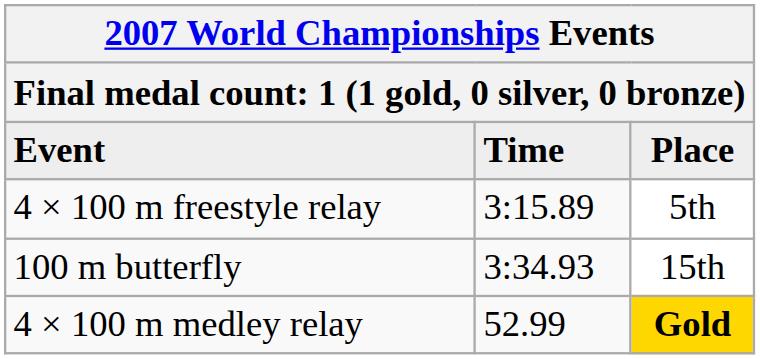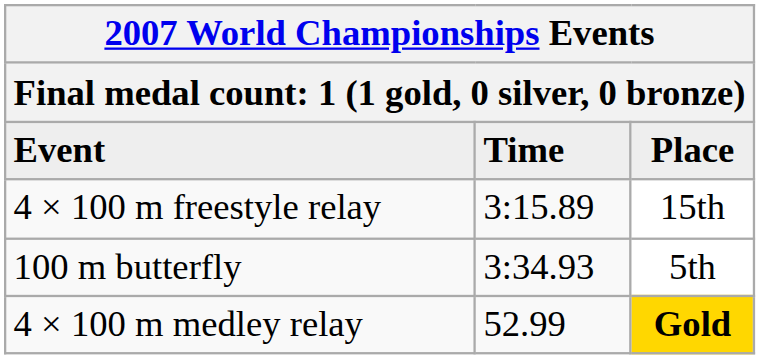(693, 207) 5th -> (693, 207) 15th
(693, 265) 15th -> (693, 265) 5th
